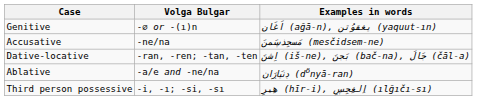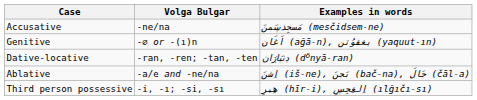rows swapped: (28, 27) <-> (34, 41)
(366, 56) اِشنَ (iš-ne), بَجنَ (bač-na), جَالَ (čāl-a) -> (308, 57) ڊنيَاڔَان (dönyā-ran)
(308, 72) ڊنيَاڔَان (dönyā-ran) -> (366, 73) اِشنَ (iš-ne), بَجنَ (bač-na), جَالَ (čāl-a)
